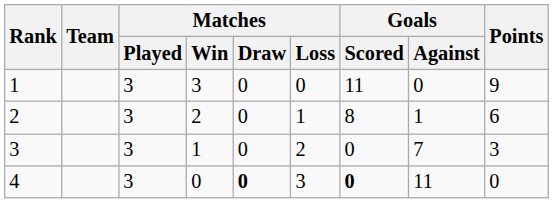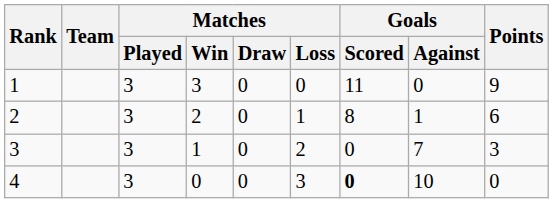(243, 181) bold -> (243, 181) normal
(423, 181) 11 -> (423, 181) 10
